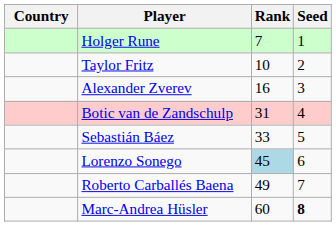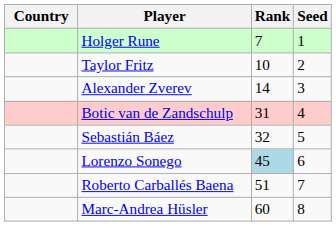(262, 88) 16 -> (262, 88) 14
(262, 137) 33 -> (262, 137) 32
(262, 185) 49 -> (262, 185) 51
(301, 209) bold -> (301, 209) normal
